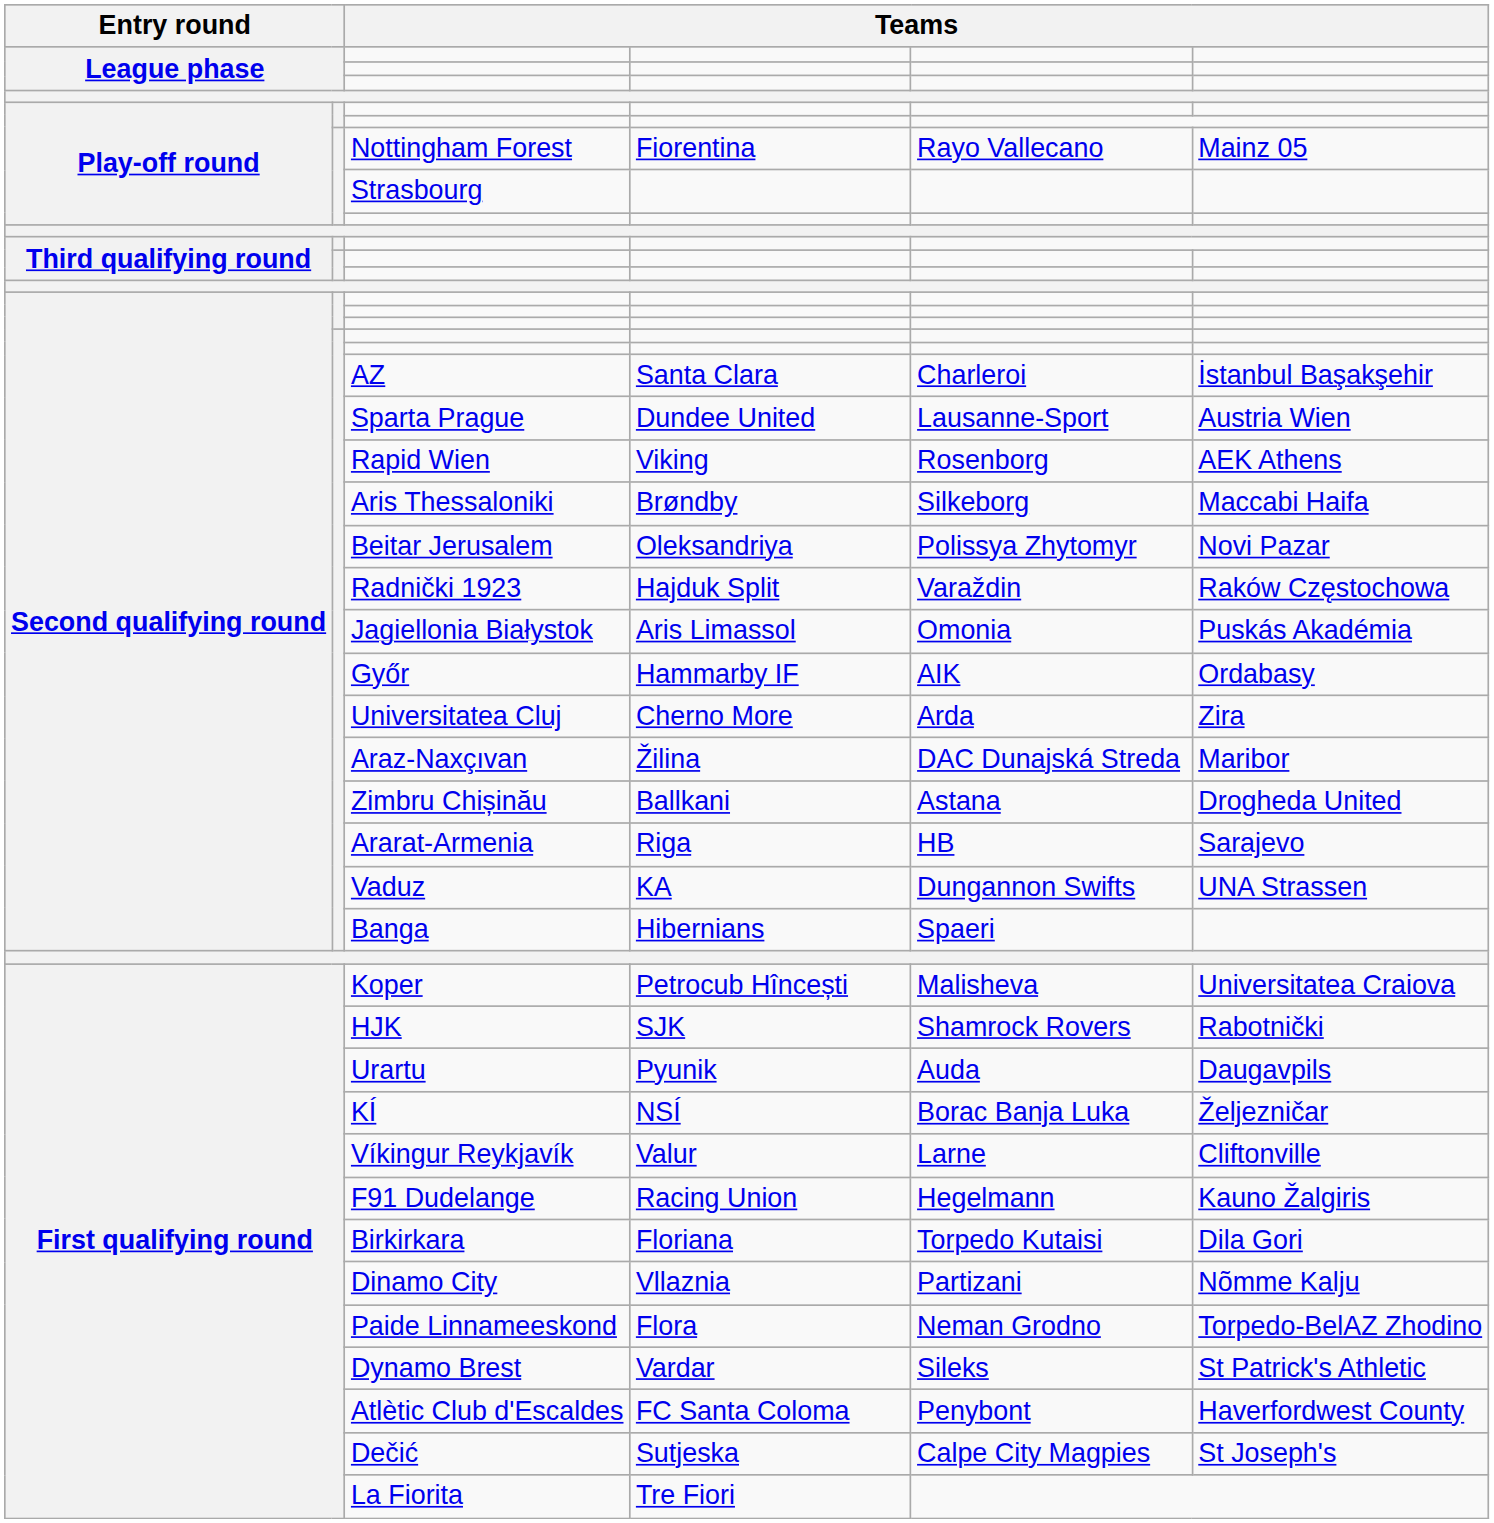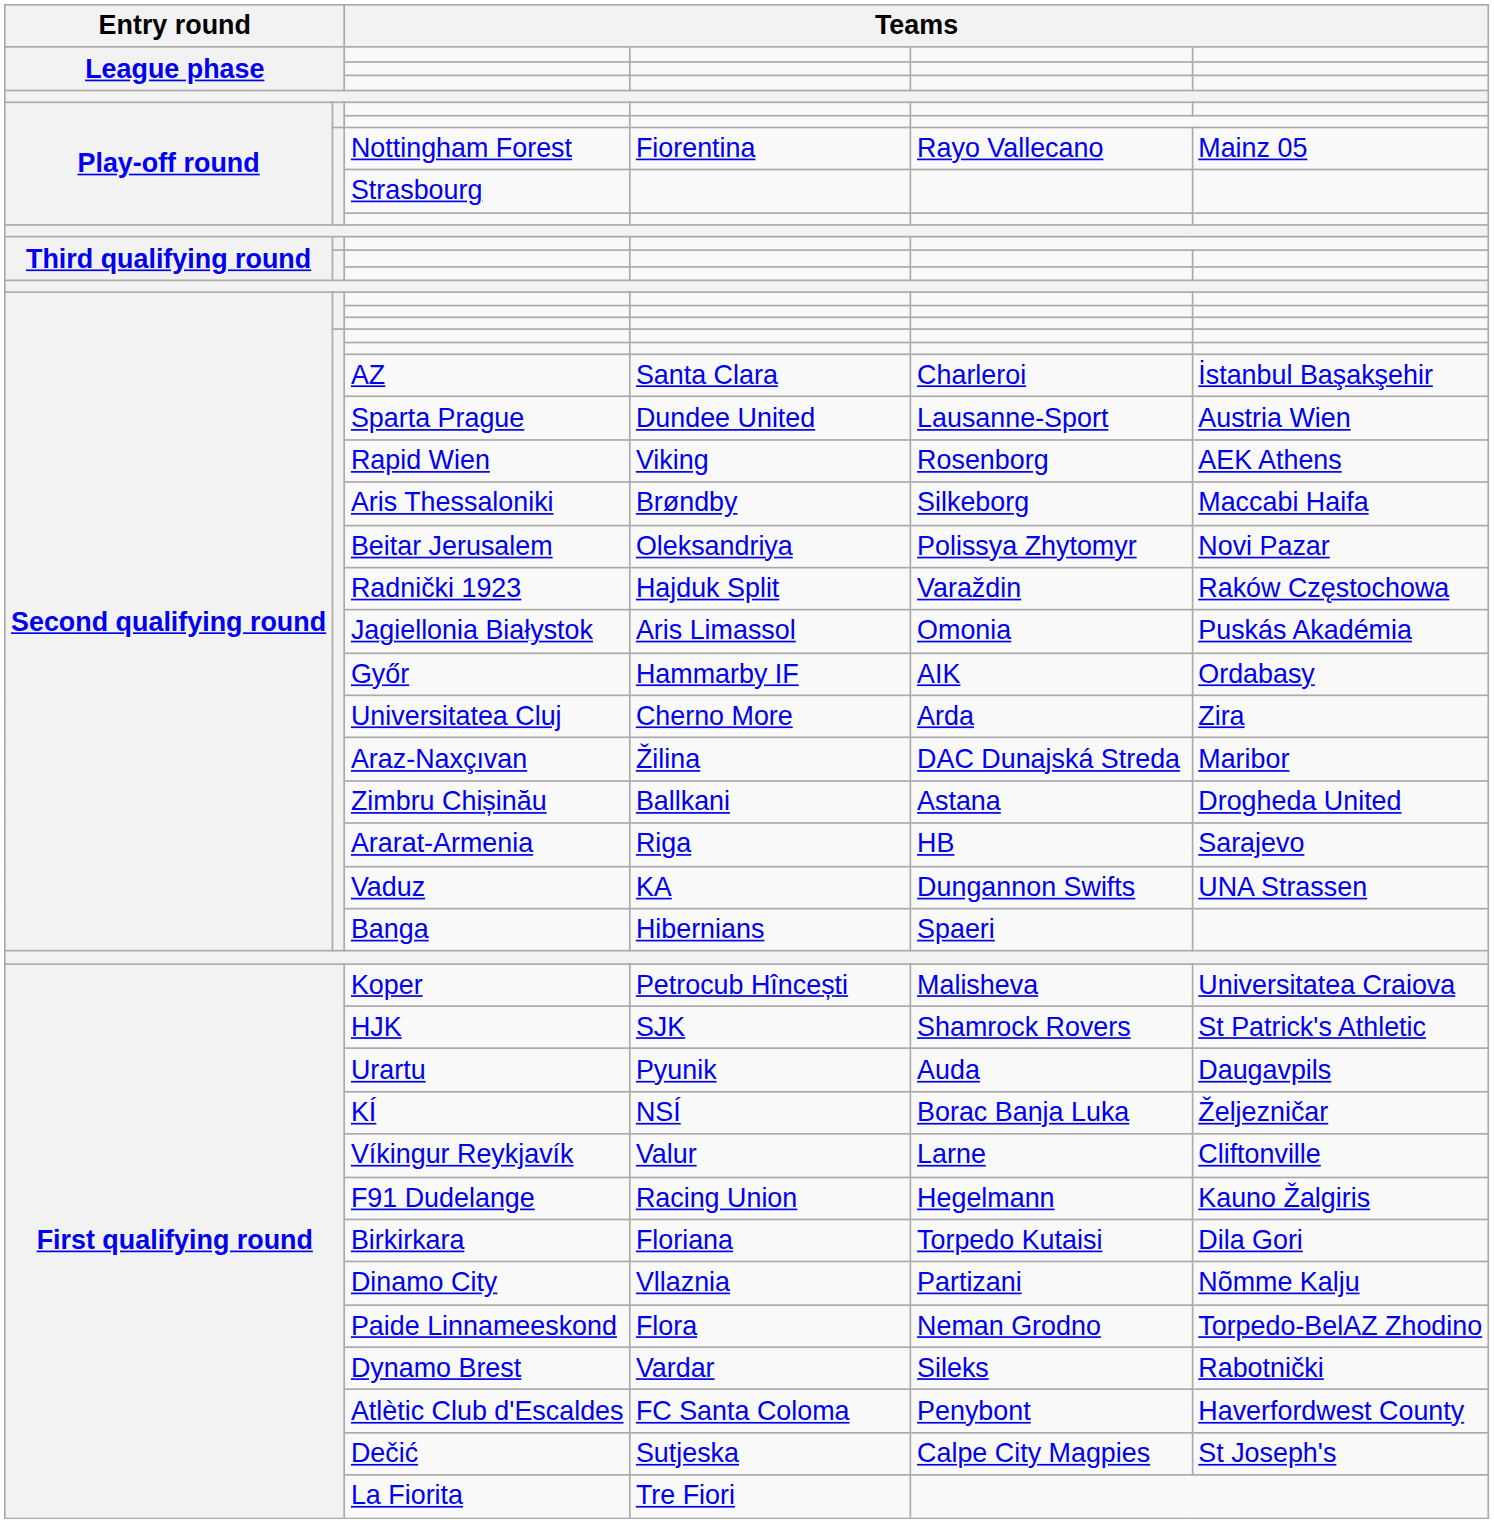(1261, 1027) Rabotnički -> (1312, 1027) St Patrick's Athletic
(1312, 1368) St Patrick's Athletic -> (1261, 1368) Rabotnički
